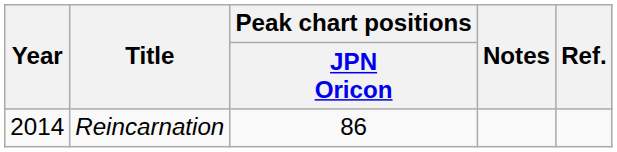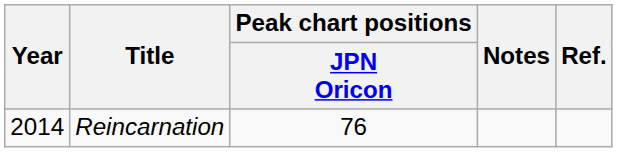(354, 127) 86 -> (354, 127) 76
